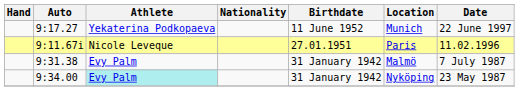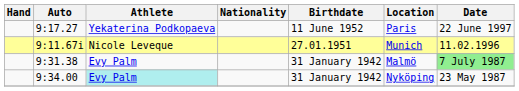(404, 29) Munich -> (401, 29) Paris
(401, 45) Paris -> (404, 45) Munich
(472, 61) no background -> (472, 61) lightgreen background
